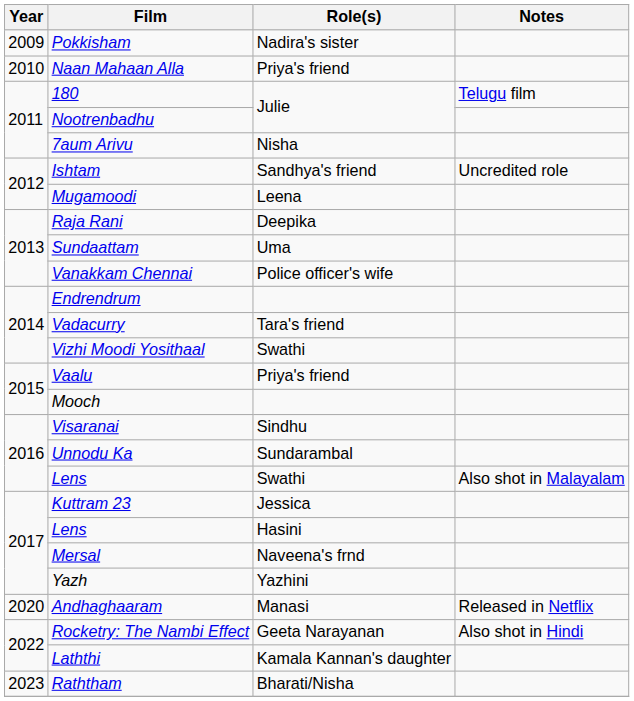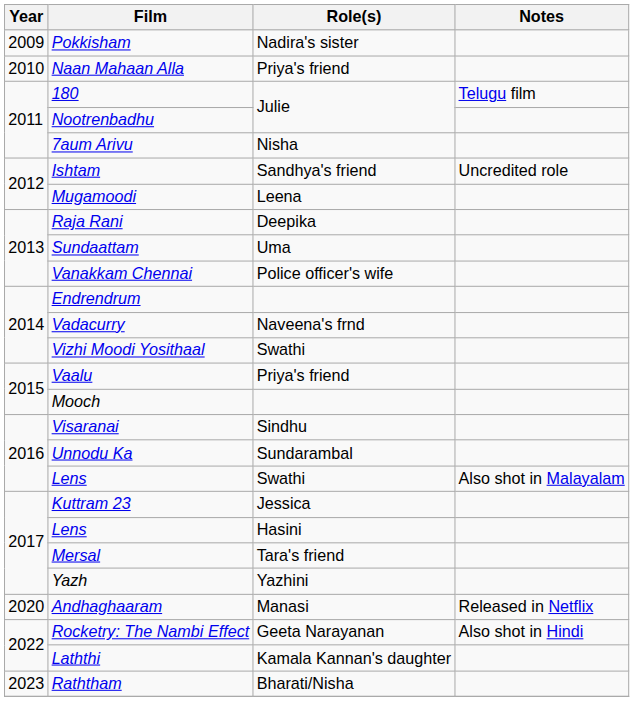(300, 324) Tara's friend -> (311, 324) Naveena's frnd
(311, 555) Naveena's frnd -> (300, 555) Tara's friend
